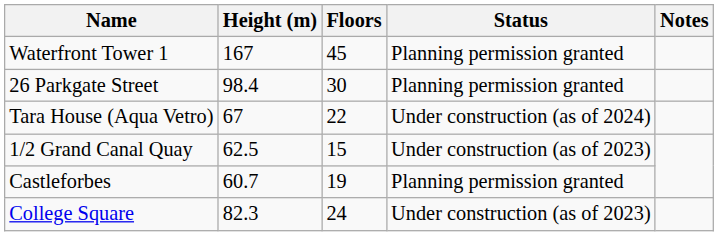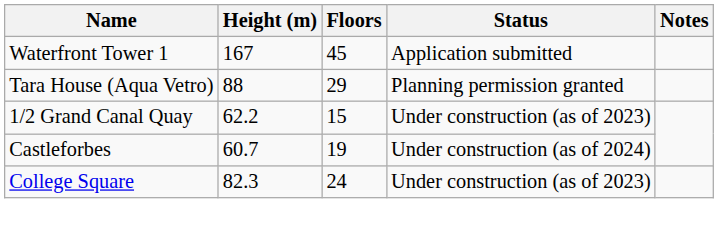(507, 52) Planning permission granted -> (482, 52) Application submitted
- row: (84, 85)
(233, 117) 67 -> (233, 85) 88
(337, 117) 22 -> (337, 85) 29
(521, 117) Under construction (as of 2024) -> (507, 85) Planning permission granted
(241, 149) 62.5 -> (241, 117) 62.2
(507, 181) Planning permission granted -> (521, 149) Under construction (as of 2024)
